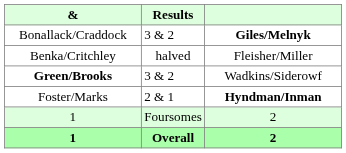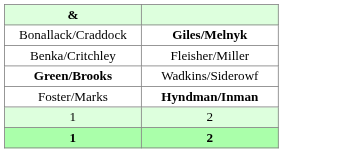- column: (173, 14)
